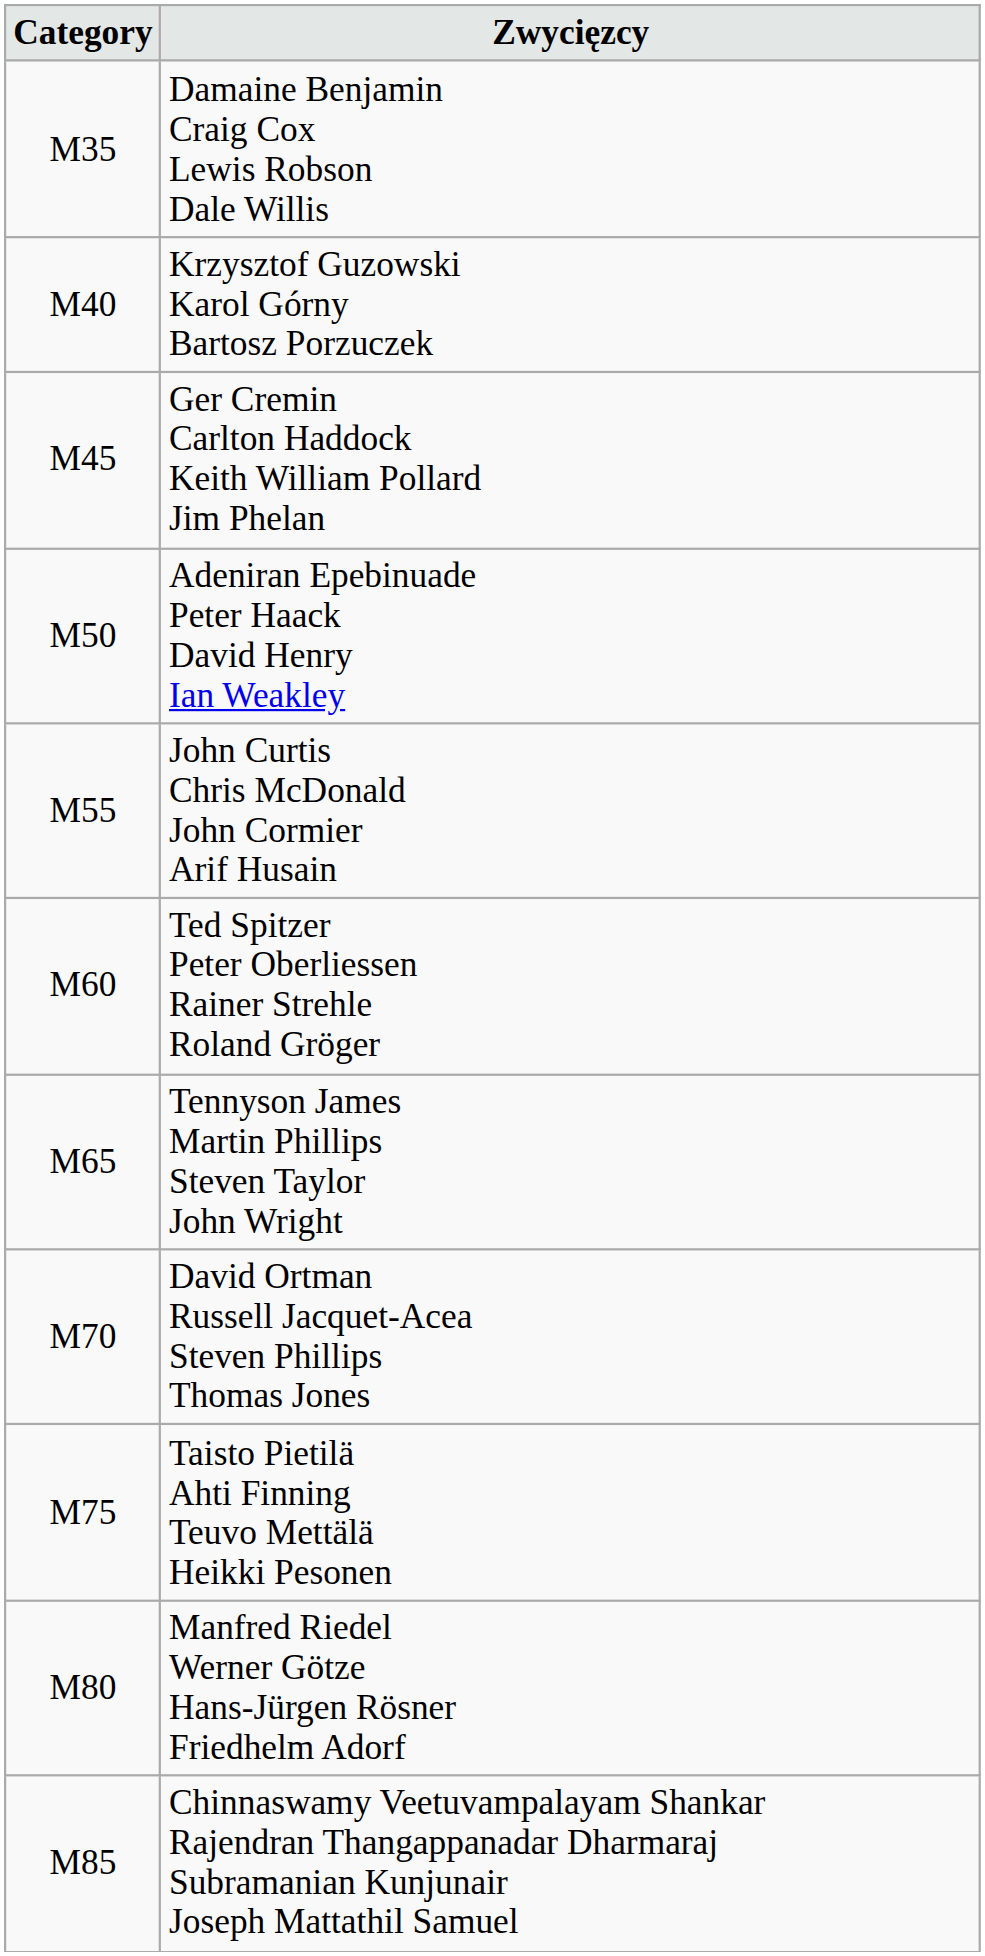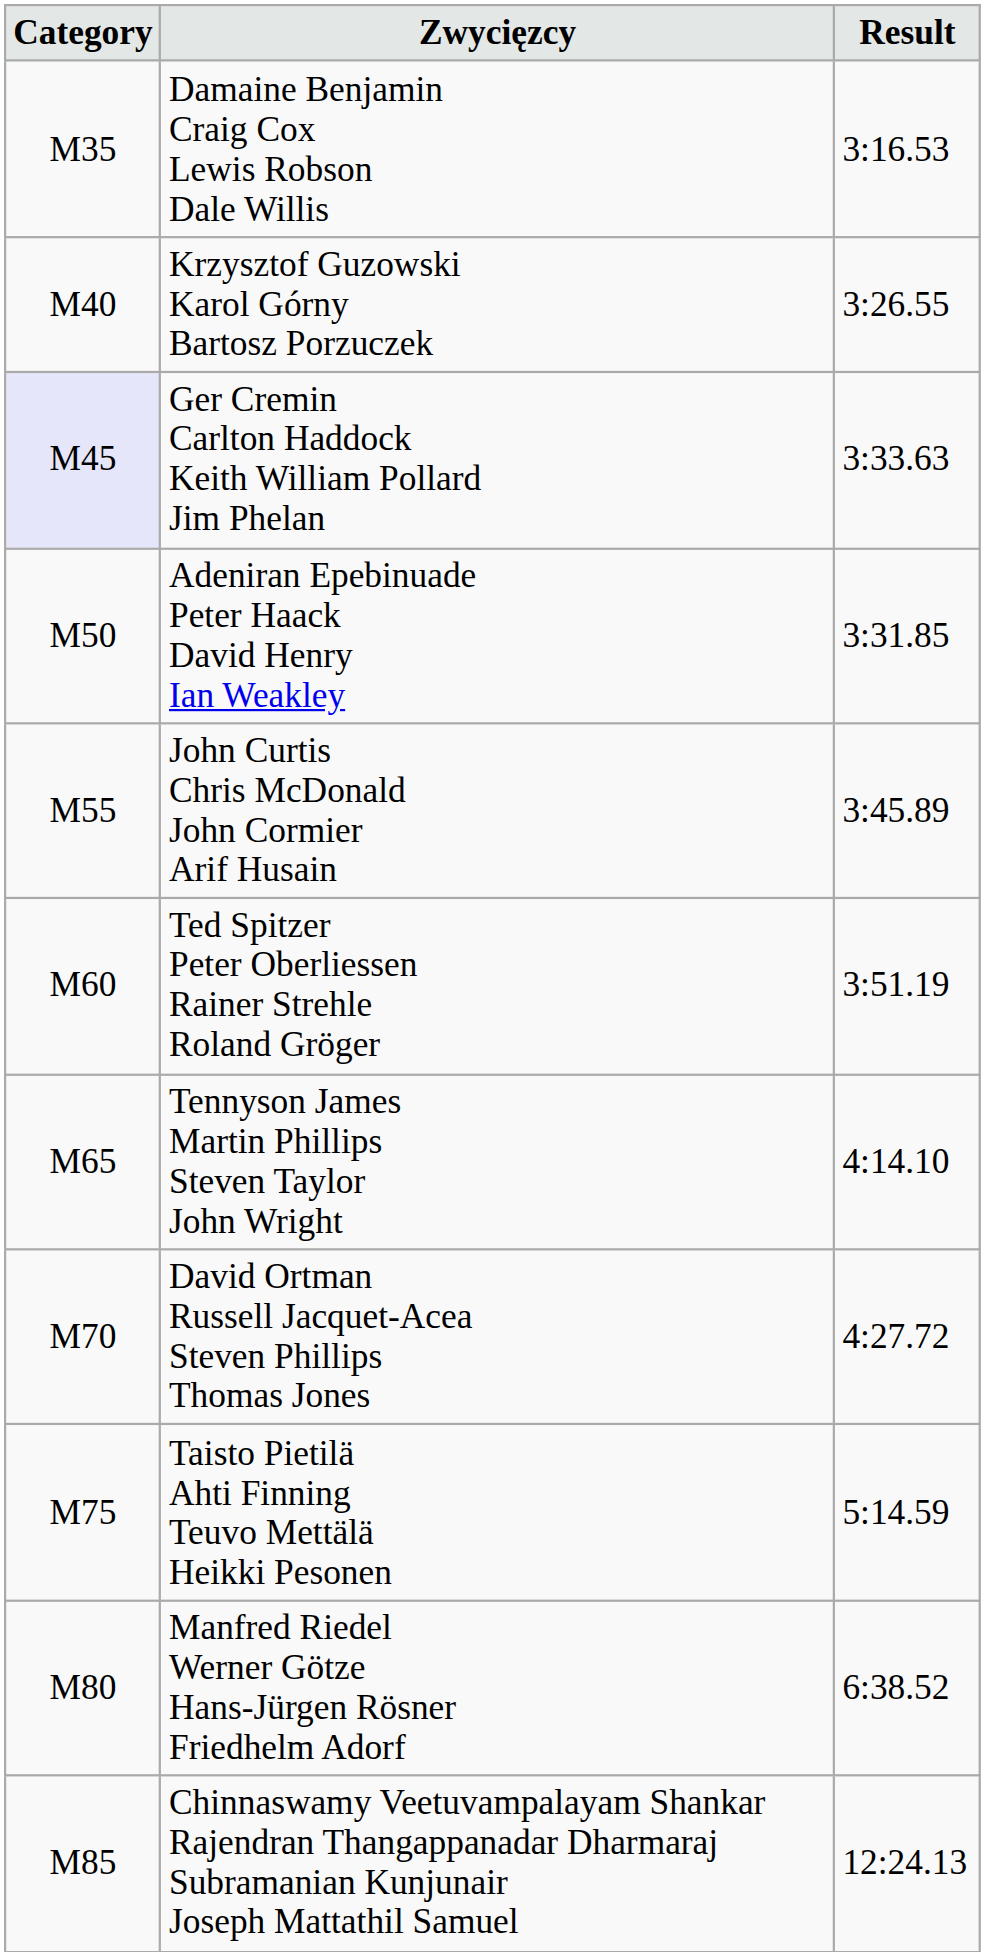+ column: (907, 32)
(83, 459) no background -> (83, 459) lavender background
